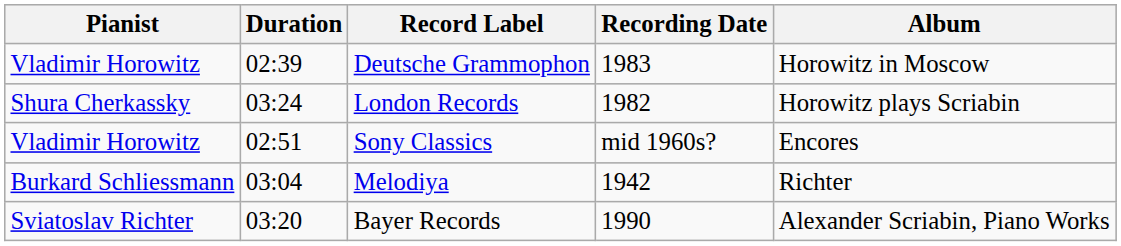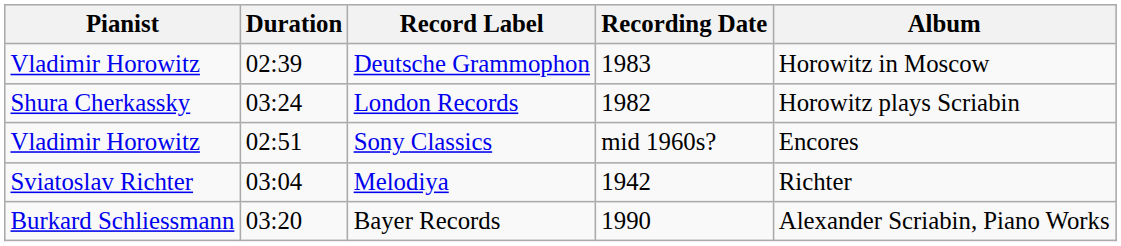(122, 181) Burkard Schliessmann -> (102, 181) Sviatoslav Richter
(102, 220) Sviatoslav Richter -> (122, 220) Burkard Schliessmann
